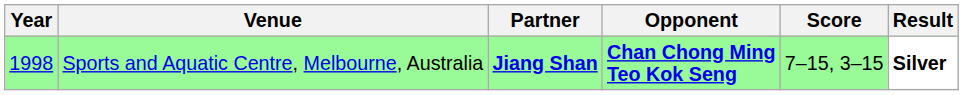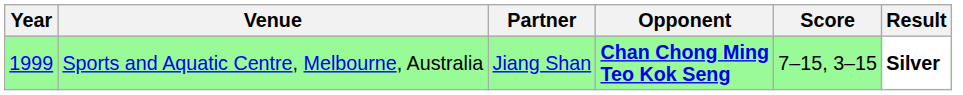(31, 63) 1998 -> (31, 63) 1999
(545, 63) bold -> (542, 63) normal
